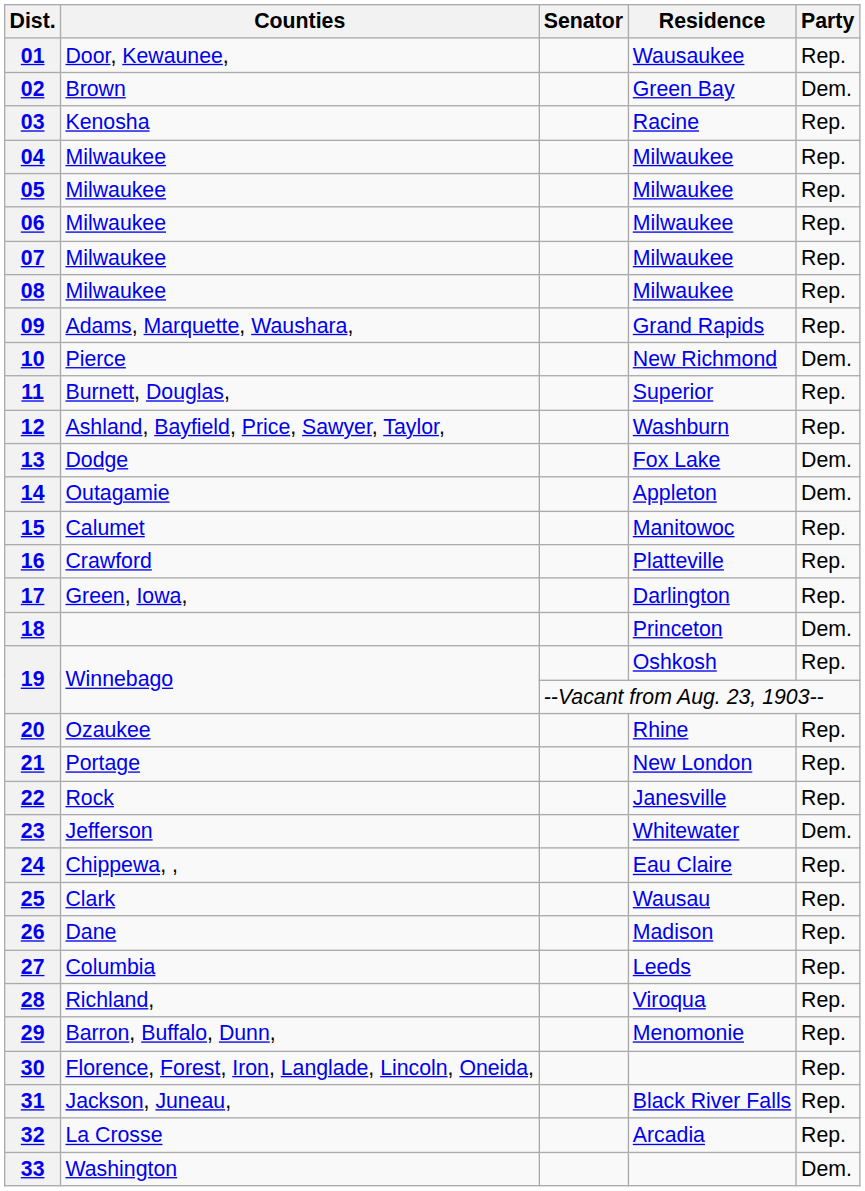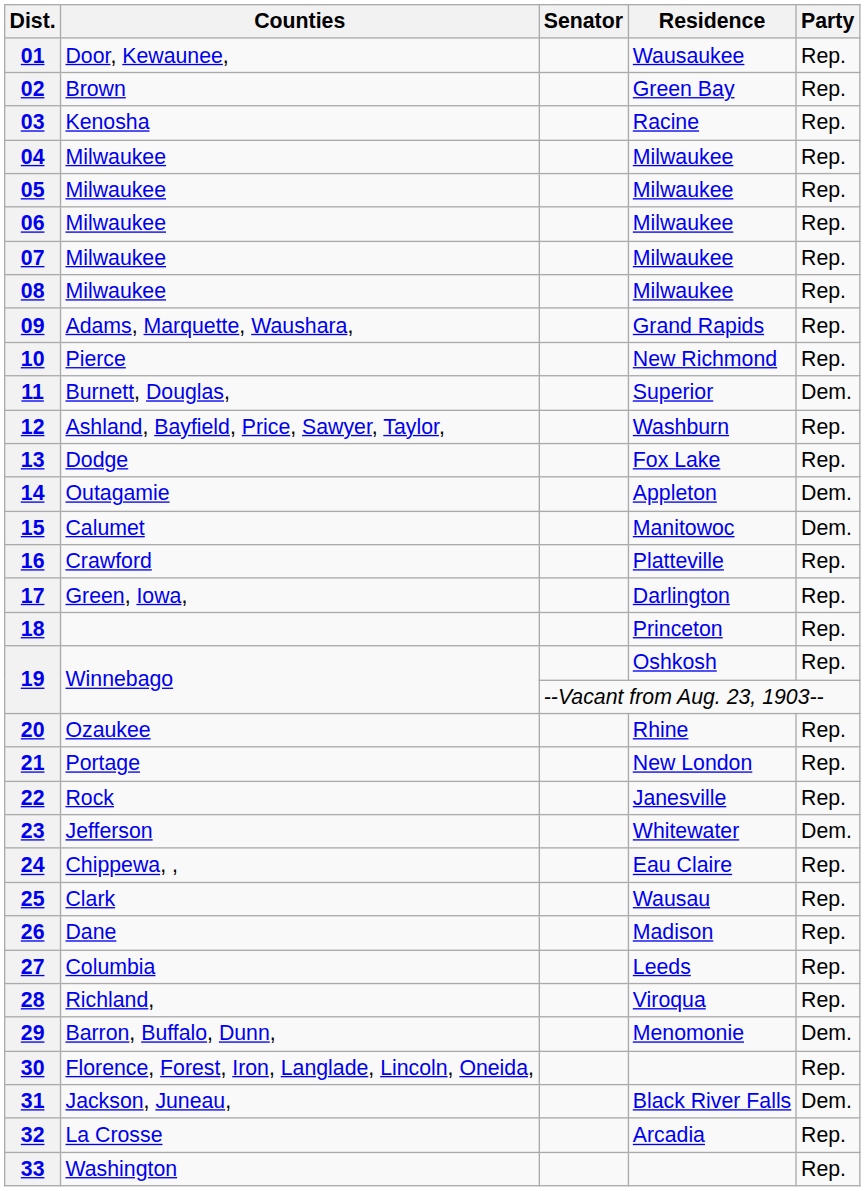(826, 88) Dem. -> (824, 88) Rep.
(826, 358) Dem. -> (824, 358) Rep.
(824, 392) Rep. -> (826, 392) Dem.
(826, 460) Dem. -> (824, 460) Rep.
(824, 527) Rep. -> (826, 527) Dem.
(826, 628) Dem. -> (824, 628) Rep.
(824, 1033) Rep. -> (826, 1033) Dem.
(824, 1101) Rep. -> (826, 1101) Dem.
(826, 1168) Dem. -> (824, 1168) Rep.
